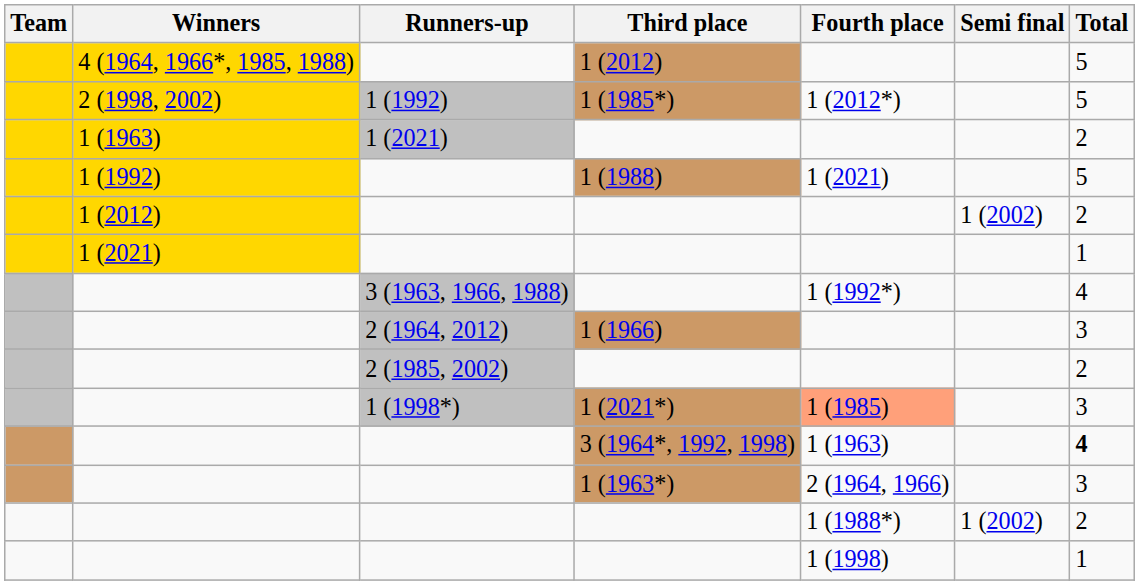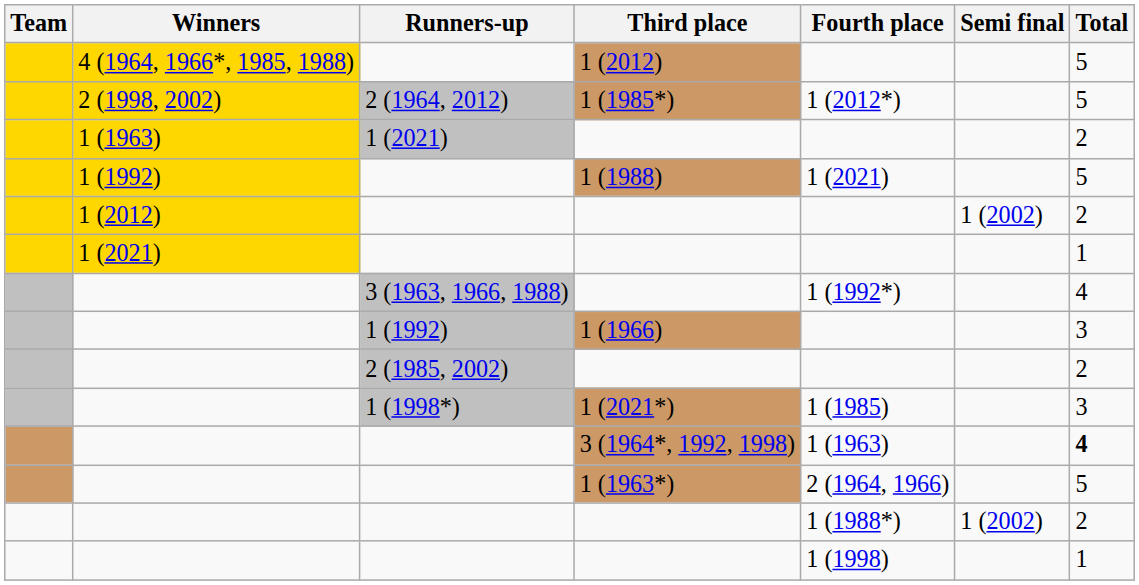(407, 100) 1 (1992) -> (437, 100) 2 (1964, 2012)
(437, 330) 2 (1964, 2012) -> (407, 330) 1 (1992)
(848, 406) lightsalmon background -> (848, 406) no background
(1082, 483) 3 -> (1082, 483) 5
